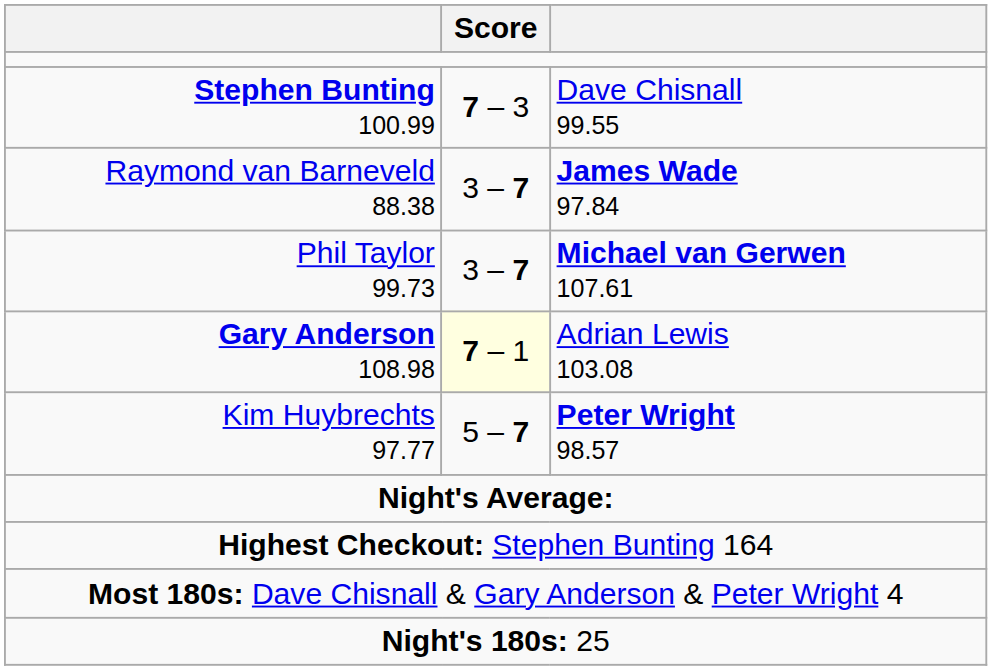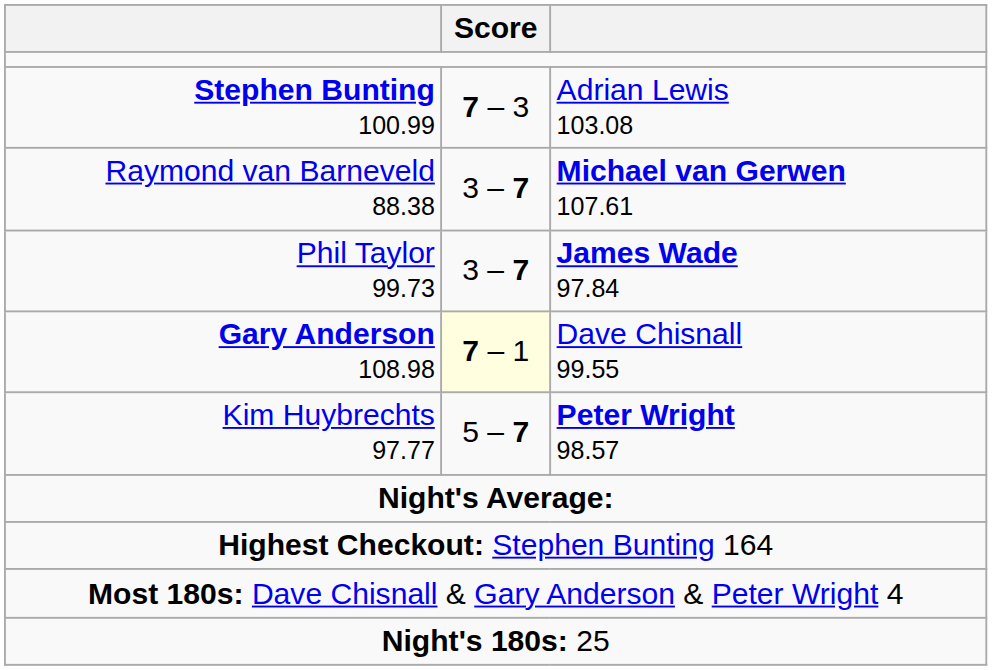(649, 106) Dave Chisnall 99.55 -> (643, 106) Adrian Lewis 103.08
(647, 188) James Wade 97.84 -> (701, 188) Michael van Gerwen 107.61
(701, 269) Michael van Gerwen 107.61 -> (647, 269) James Wade 97.84
(643, 351) Adrian Lewis 103.08 -> (649, 351) Dave Chisnall 99.55
